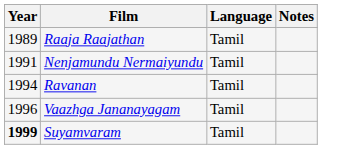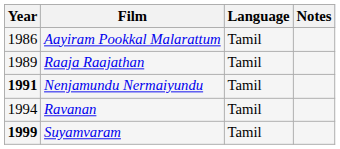+ row: (132, 39)
(23, 62) normal -> (23, 86) bold
- row: (112, 109)
